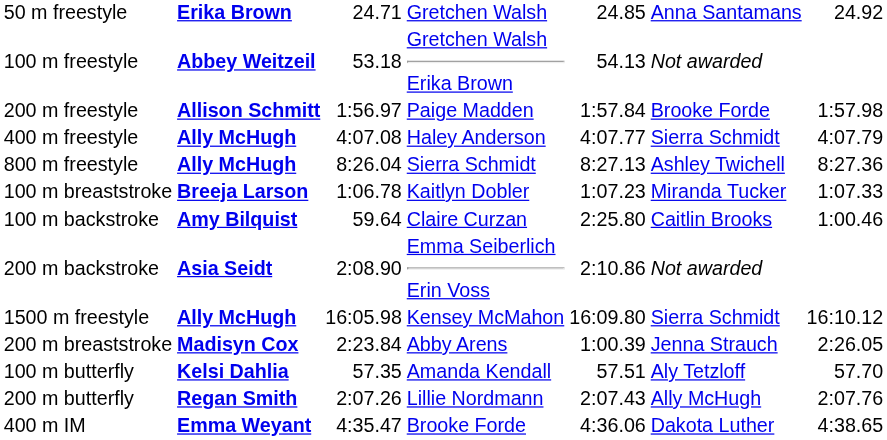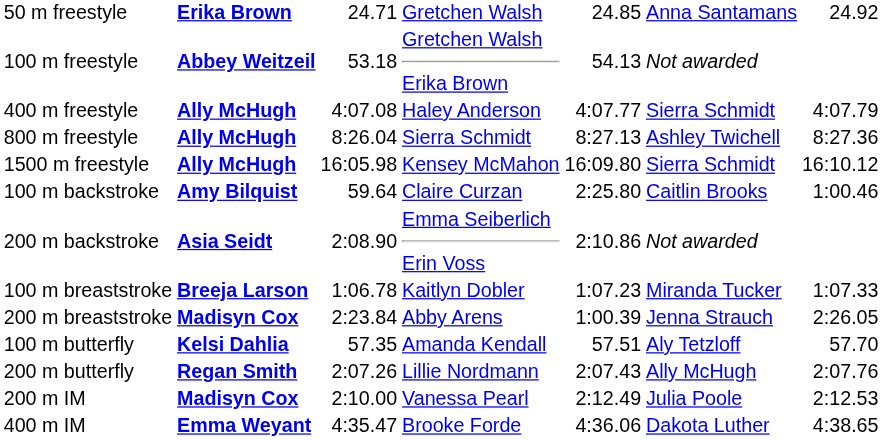- row: (71, 111)
rows swapped: (76, 317) <-> (88, 192)
+ row: (45, 398)
